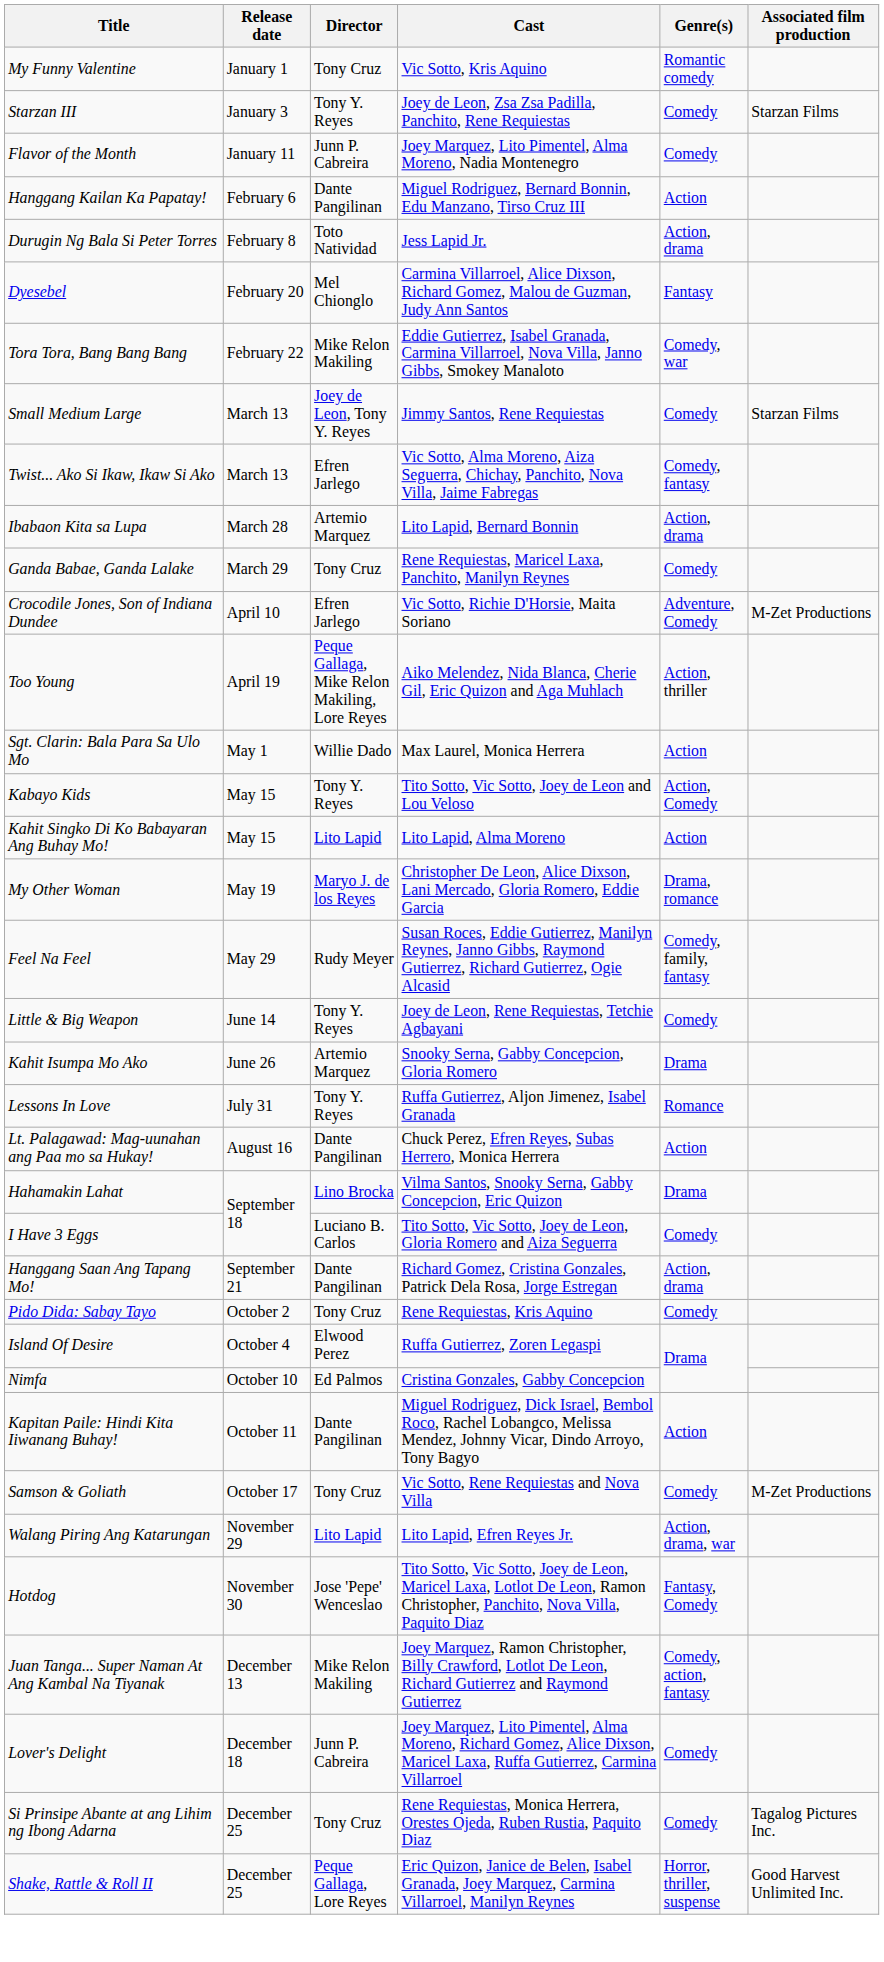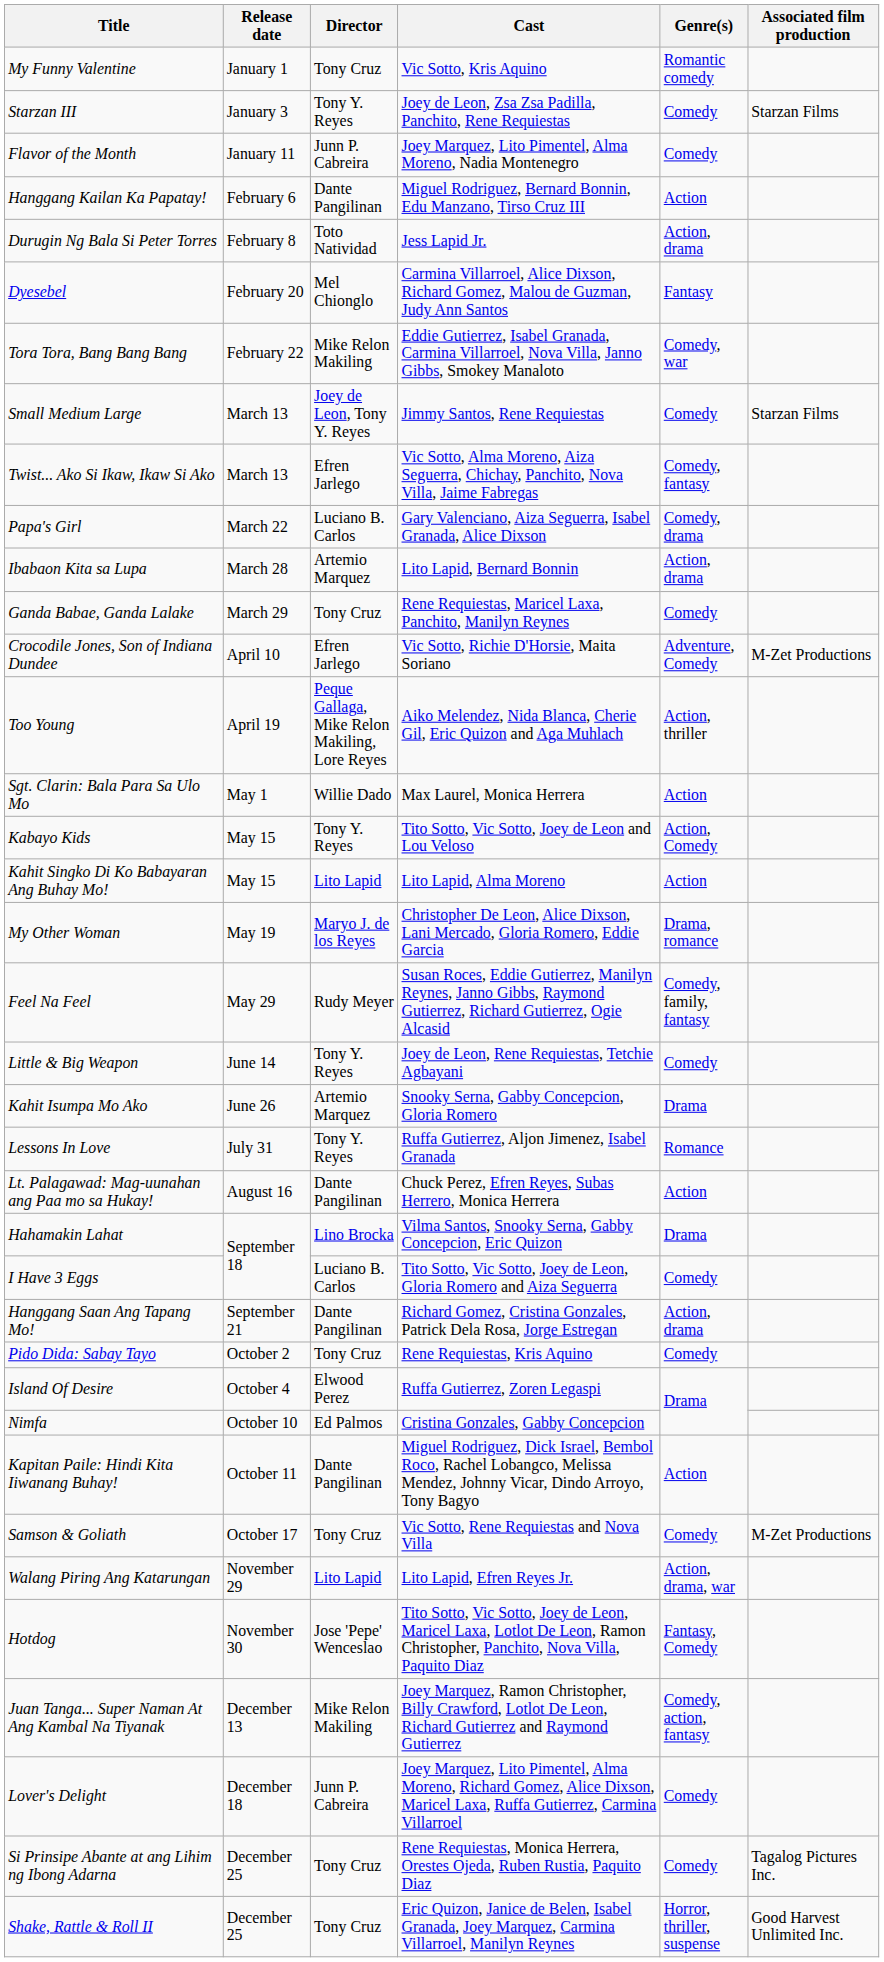+ row: (45, 526)
(350, 1883) Peque Gallaga, Lore Reyes -> (348, 1926) Tony Cruz
